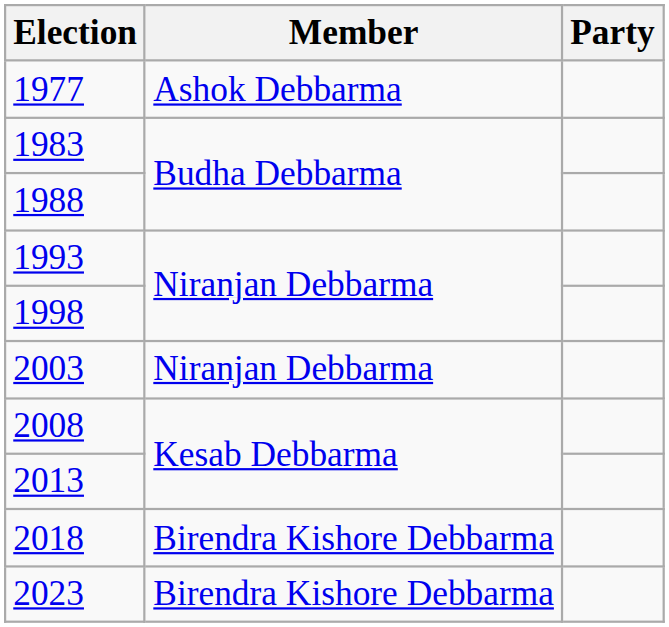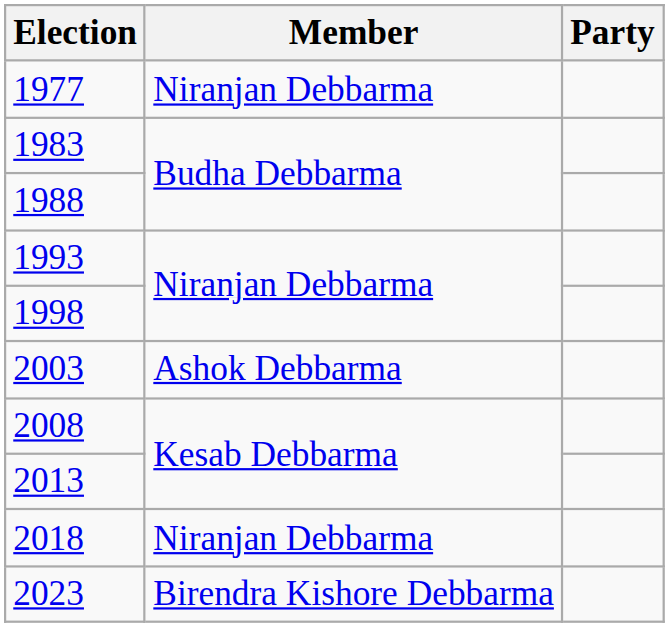(278, 88) Ashok Debbarma -> (293, 88) Niranjan Debbarma
(293, 369) Niranjan Debbarma -> (278, 369) Ashok Debbarma
(354, 537) Birendra Kishore Debbarma -> (293, 537) Niranjan Debbarma
